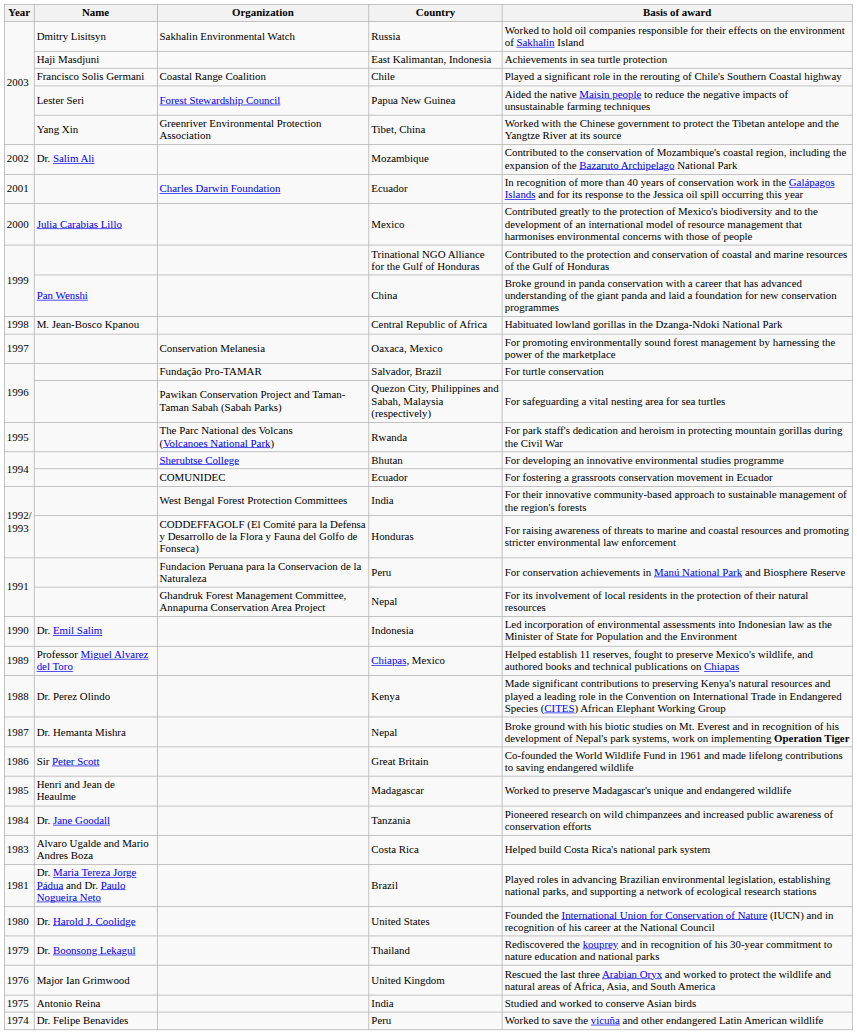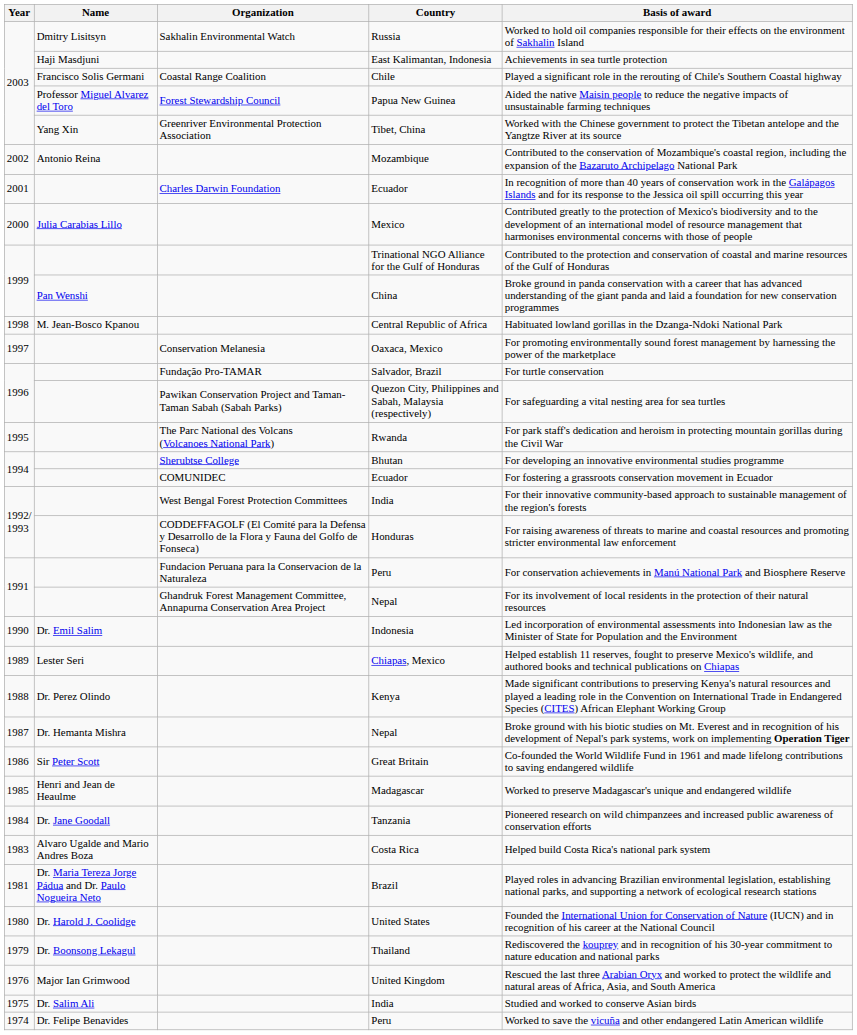(60, 100) Lester Seri -> (93, 100) Professor Miguel Alvarez del Toro
(66, 159) Dr. Salim Ali -> (69, 159) Antonio Reina
(93, 660) Professor Miguel Alvarez del Toro -> (60, 660) Lester Seri
(69, 1003) Antonio Reina -> (66, 1003) Dr. Salim Ali
